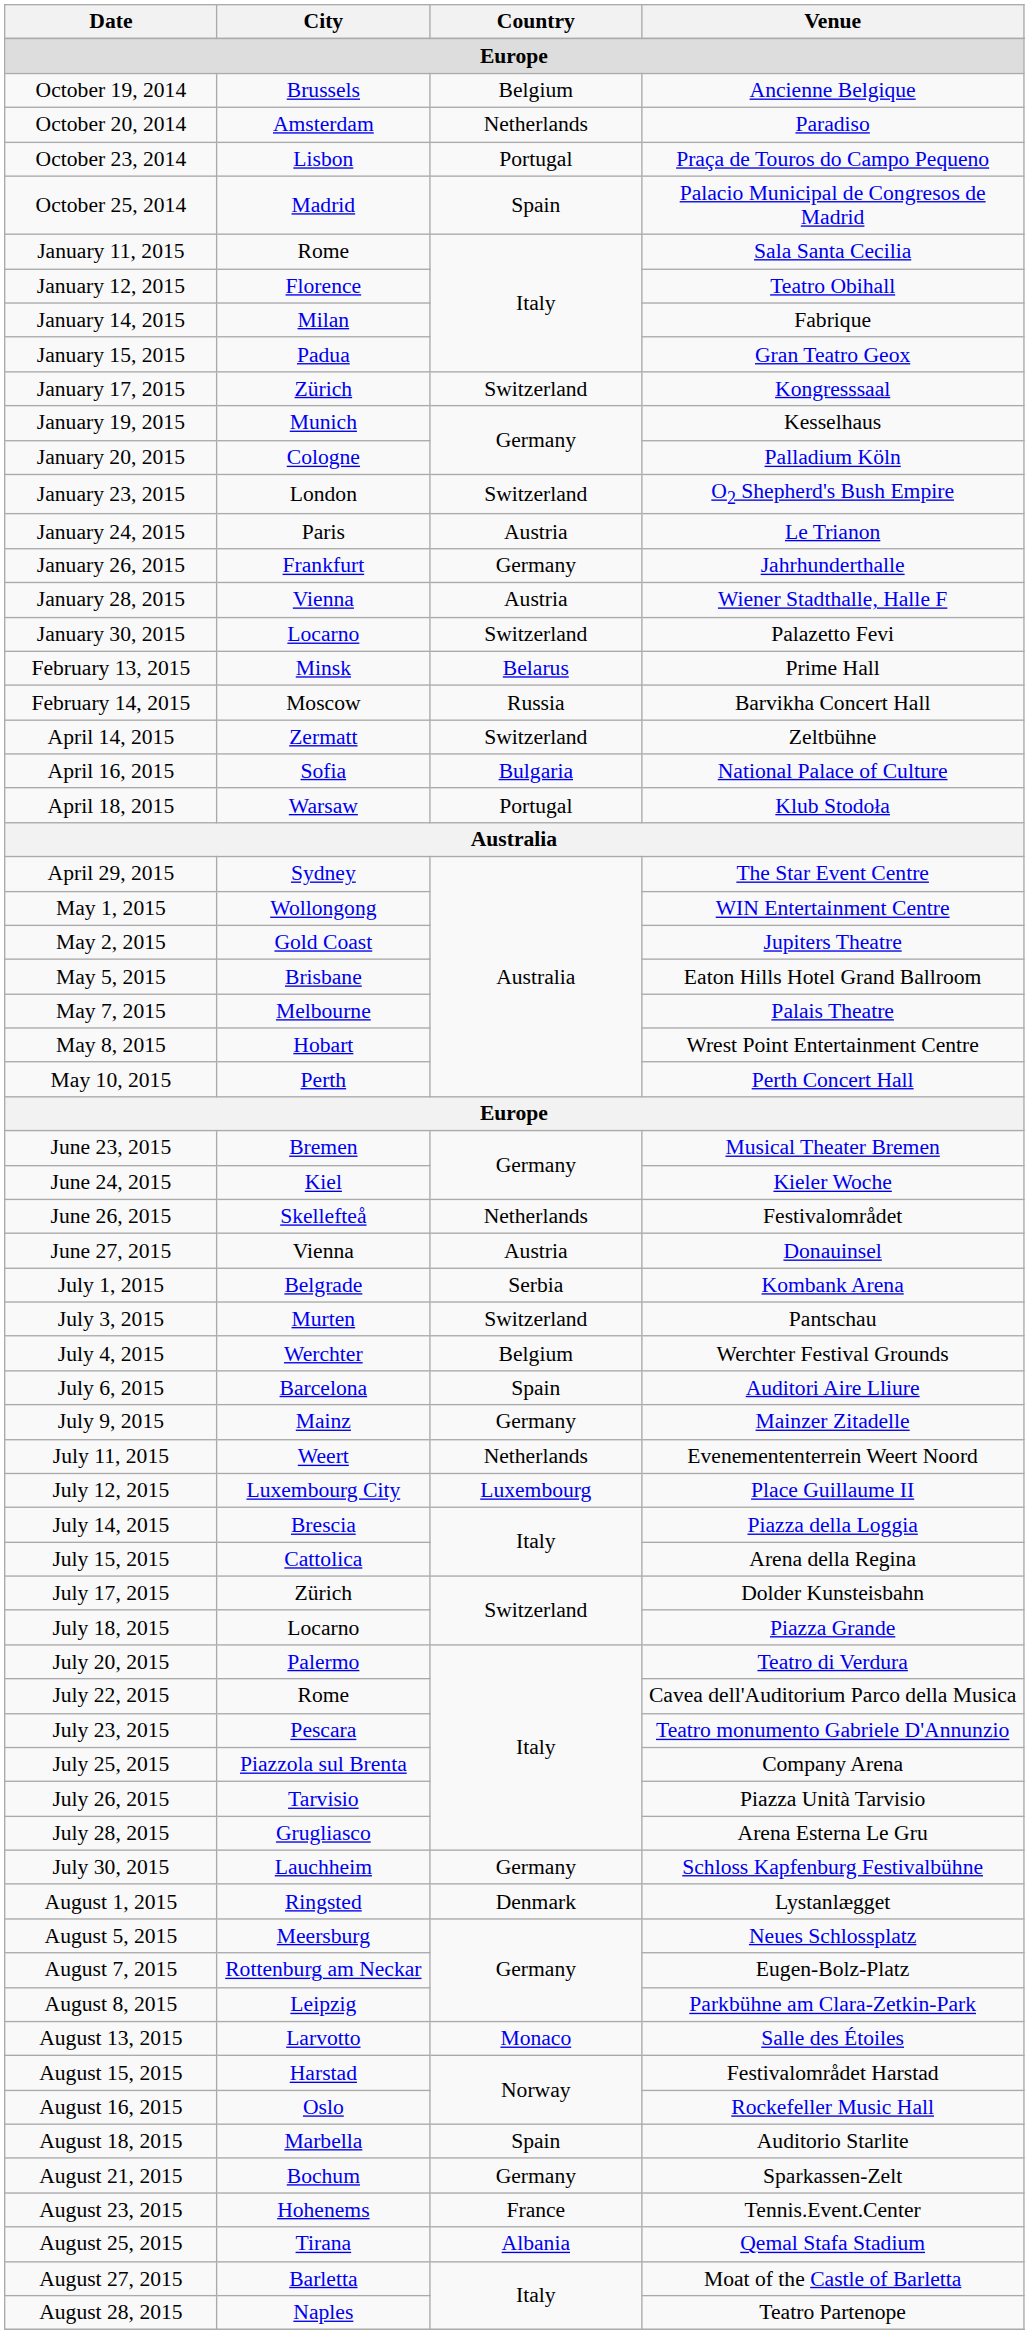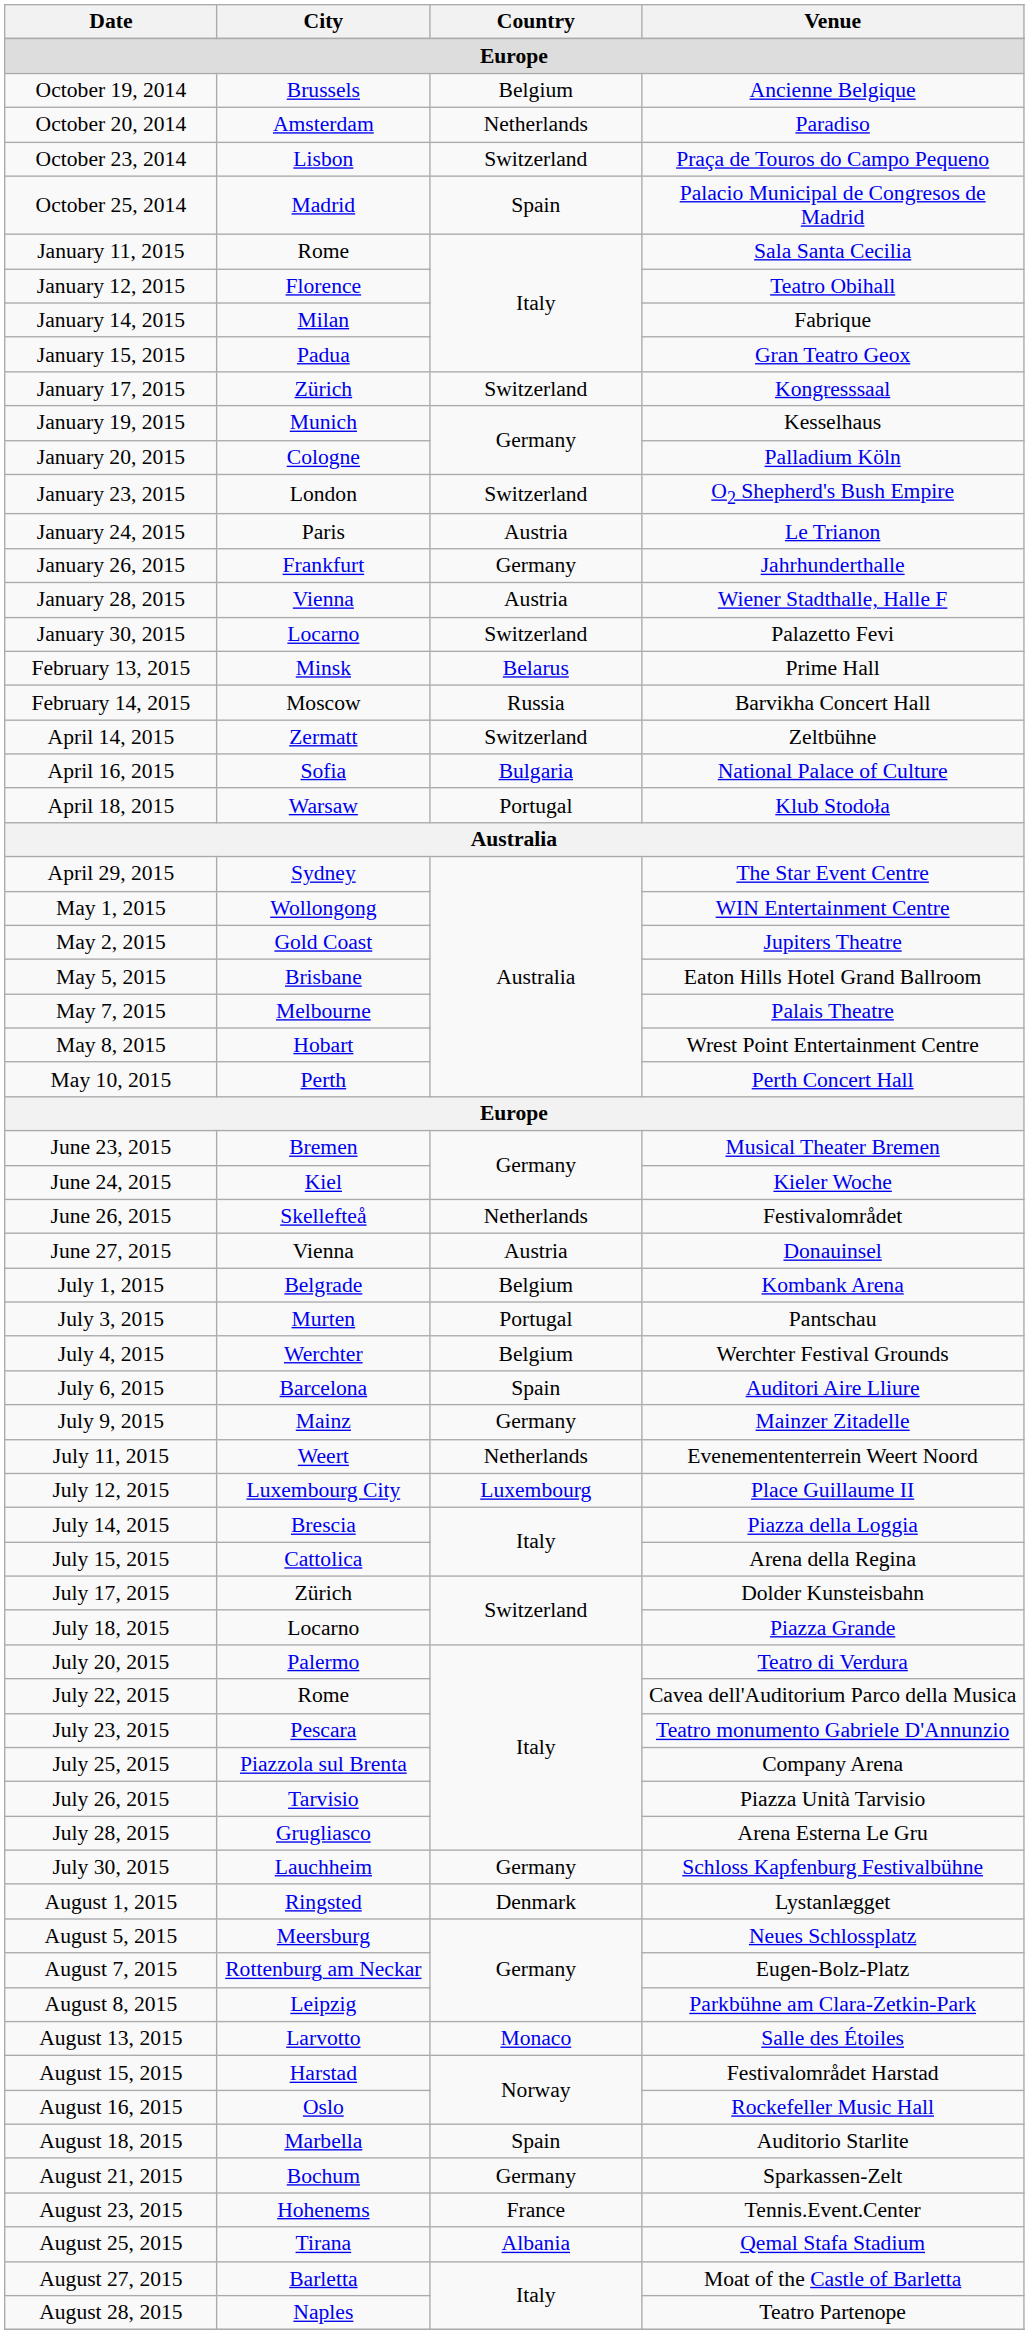(536, 158) Portugal -> (536, 158) Switzerland
(536, 1284) Serbia -> (536, 1284) Belgium
(536, 1319) Switzerland -> (536, 1319) Portugal
